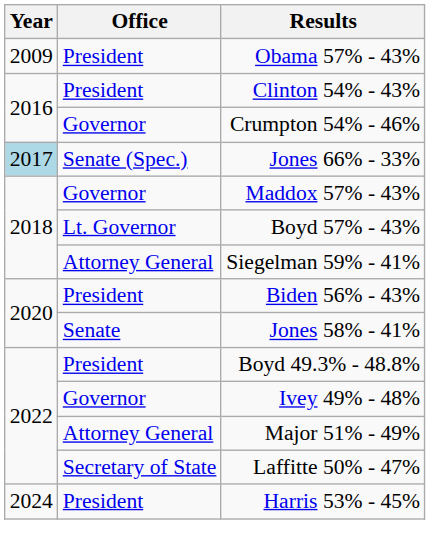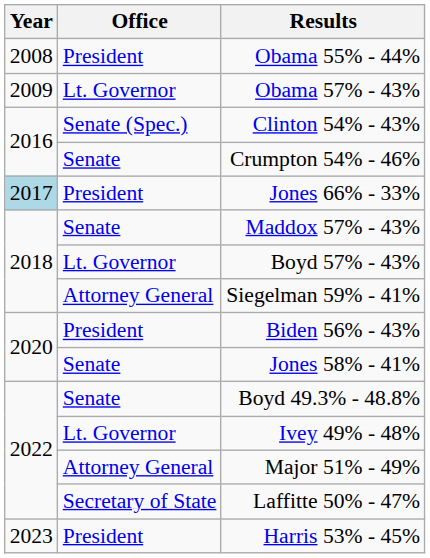+ row: (338, 55)
(103, 55) President -> (119, 90) Lt. Governor
(103, 90) President -> (125, 124) Senate (Spec.)
(104, 124) Governor -> (92, 158) Senate
(125, 158) Senate (Spec.) -> (103, 192) President
(104, 192) Governor -> (92, 227) Senate
(103, 364) President -> (92, 398) Senate
(104, 398) Governor -> (119, 432) Lt. Governor
(31, 501) 2024 -> (31, 535) 2023
